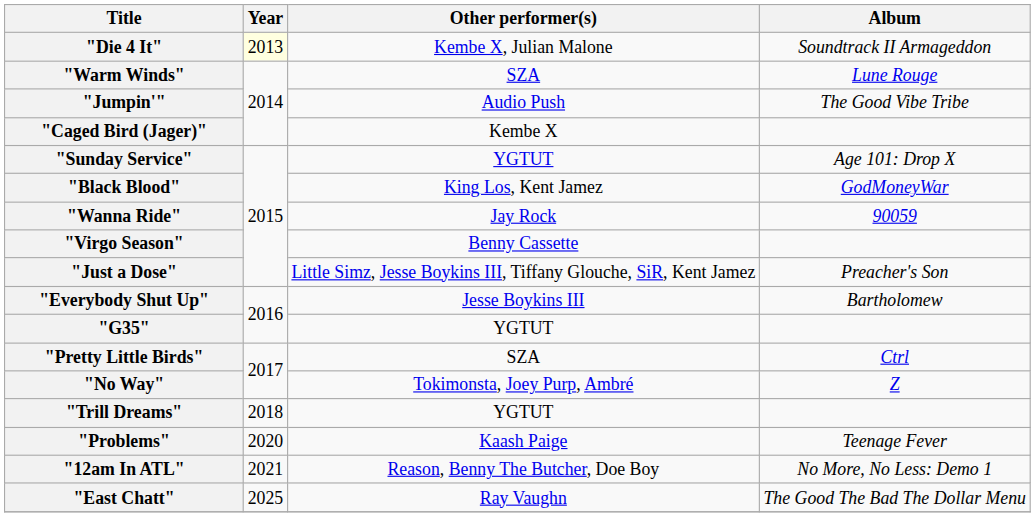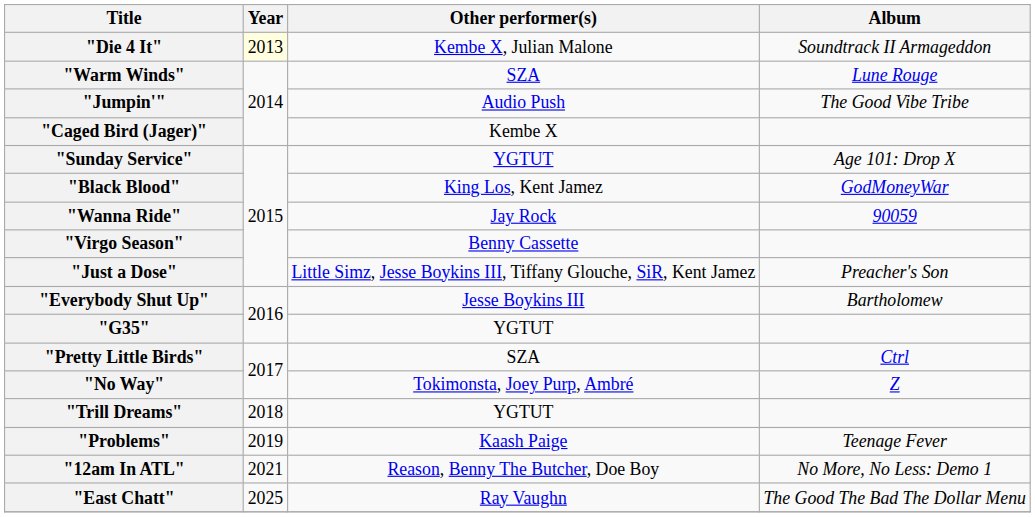(265, 441) 2020 -> (265, 441) 2019
